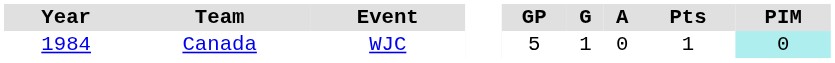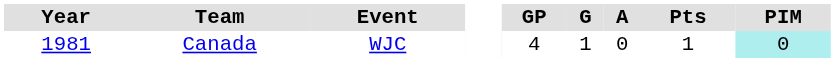(66, 45) 1984 -> (66, 45) 1981
(534, 45) 5 -> (534, 45) 4
